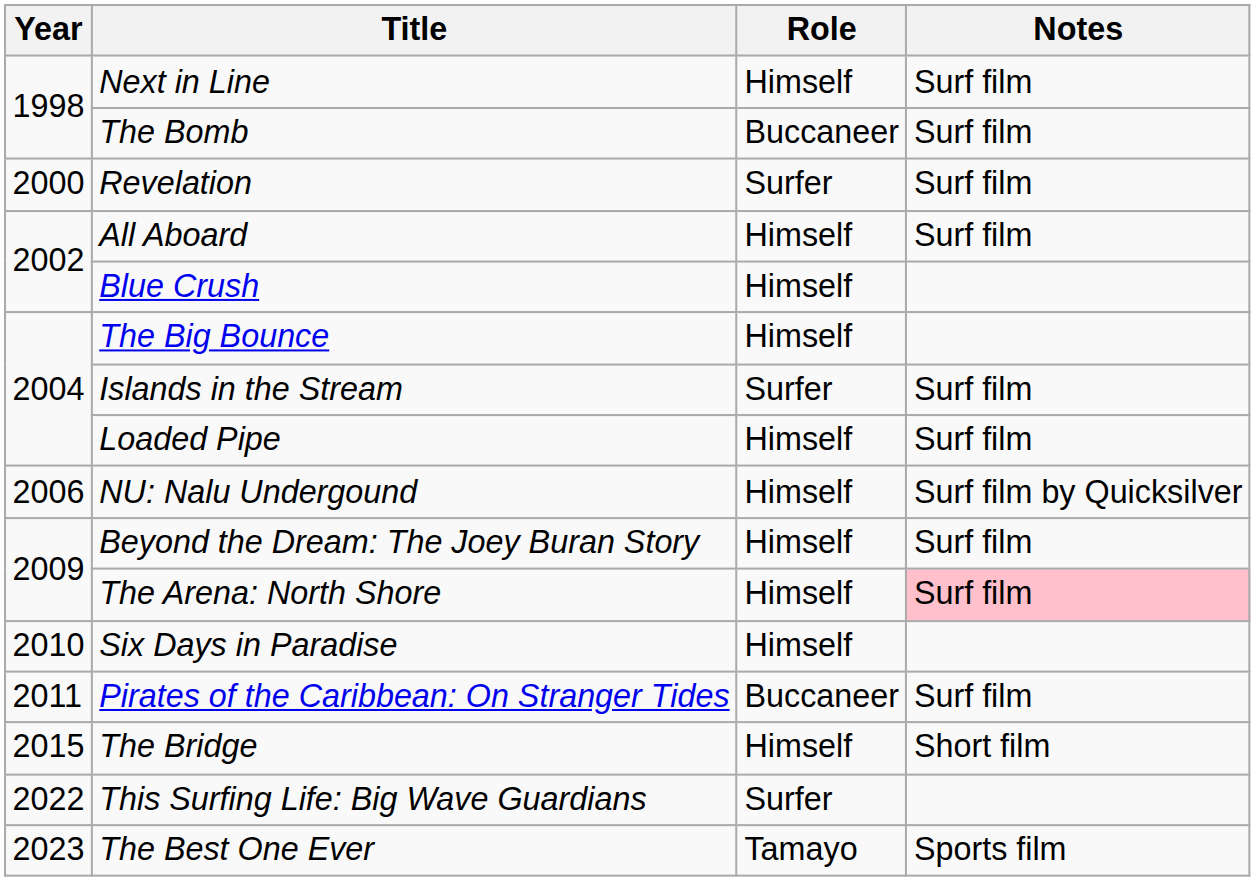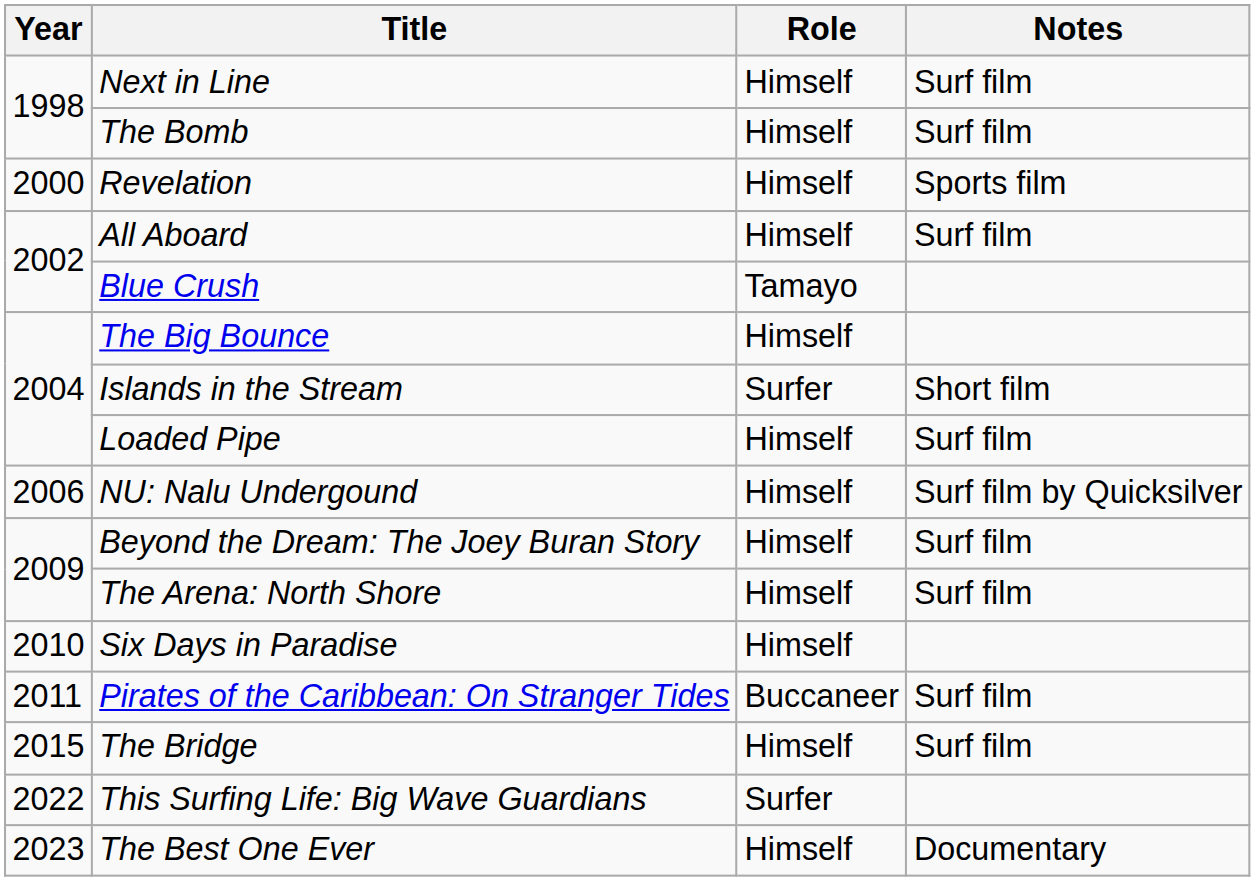(822, 132) Buccaneer -> (798, 132) Himself
(788, 183) Surfer -> (798, 183) Himself
(973, 183) Surf film -> (990, 183) Sports film
(798, 286) Himself -> (801, 286) Tamayo
(973, 388) Surf film -> (982, 388) Short film
(973, 593) pink background -> (973, 593) no background
(982, 747) Short film -> (973, 747) Surf film
(801, 850) Tamayo -> (798, 850) Himself
(990, 850) Sports film -> (1010, 850) Documentary
